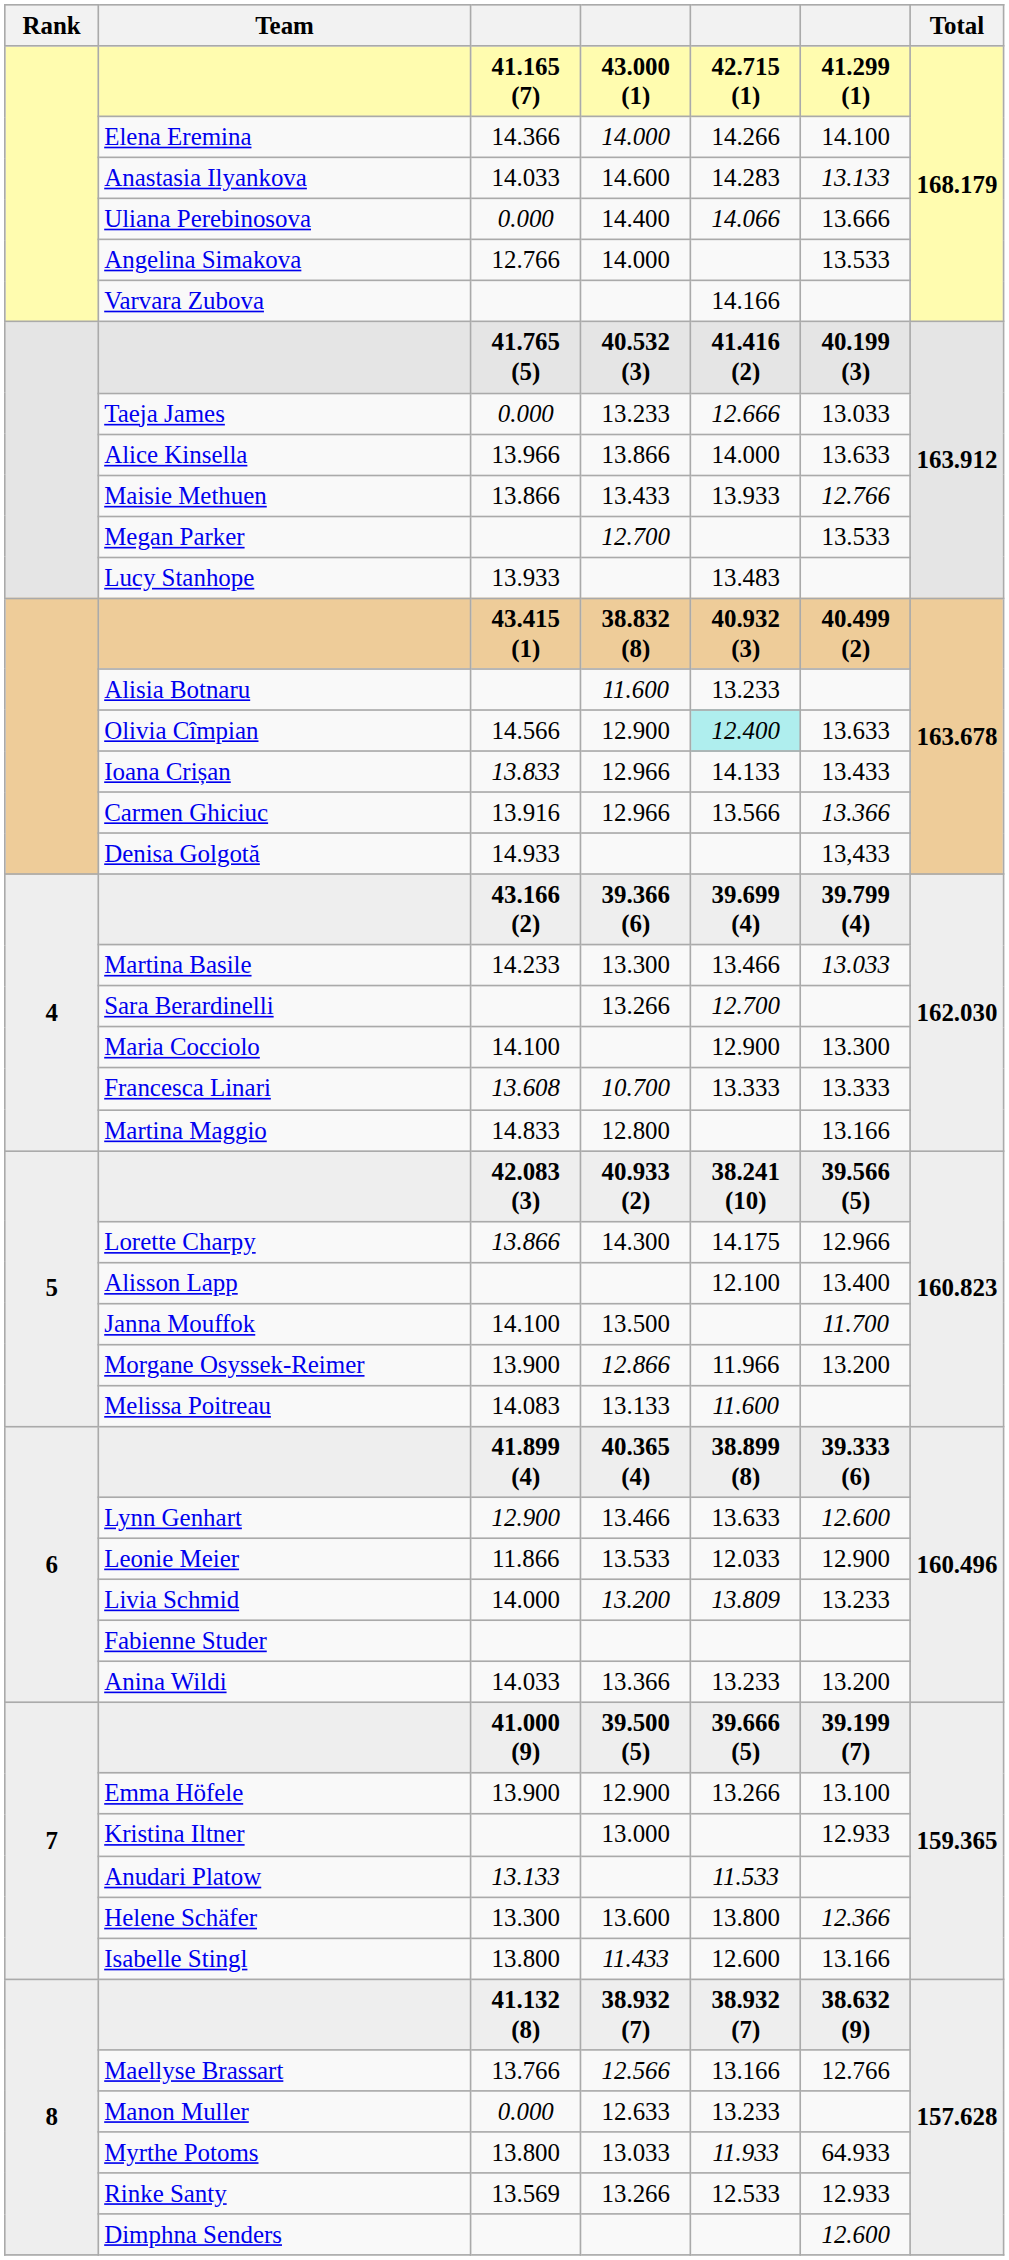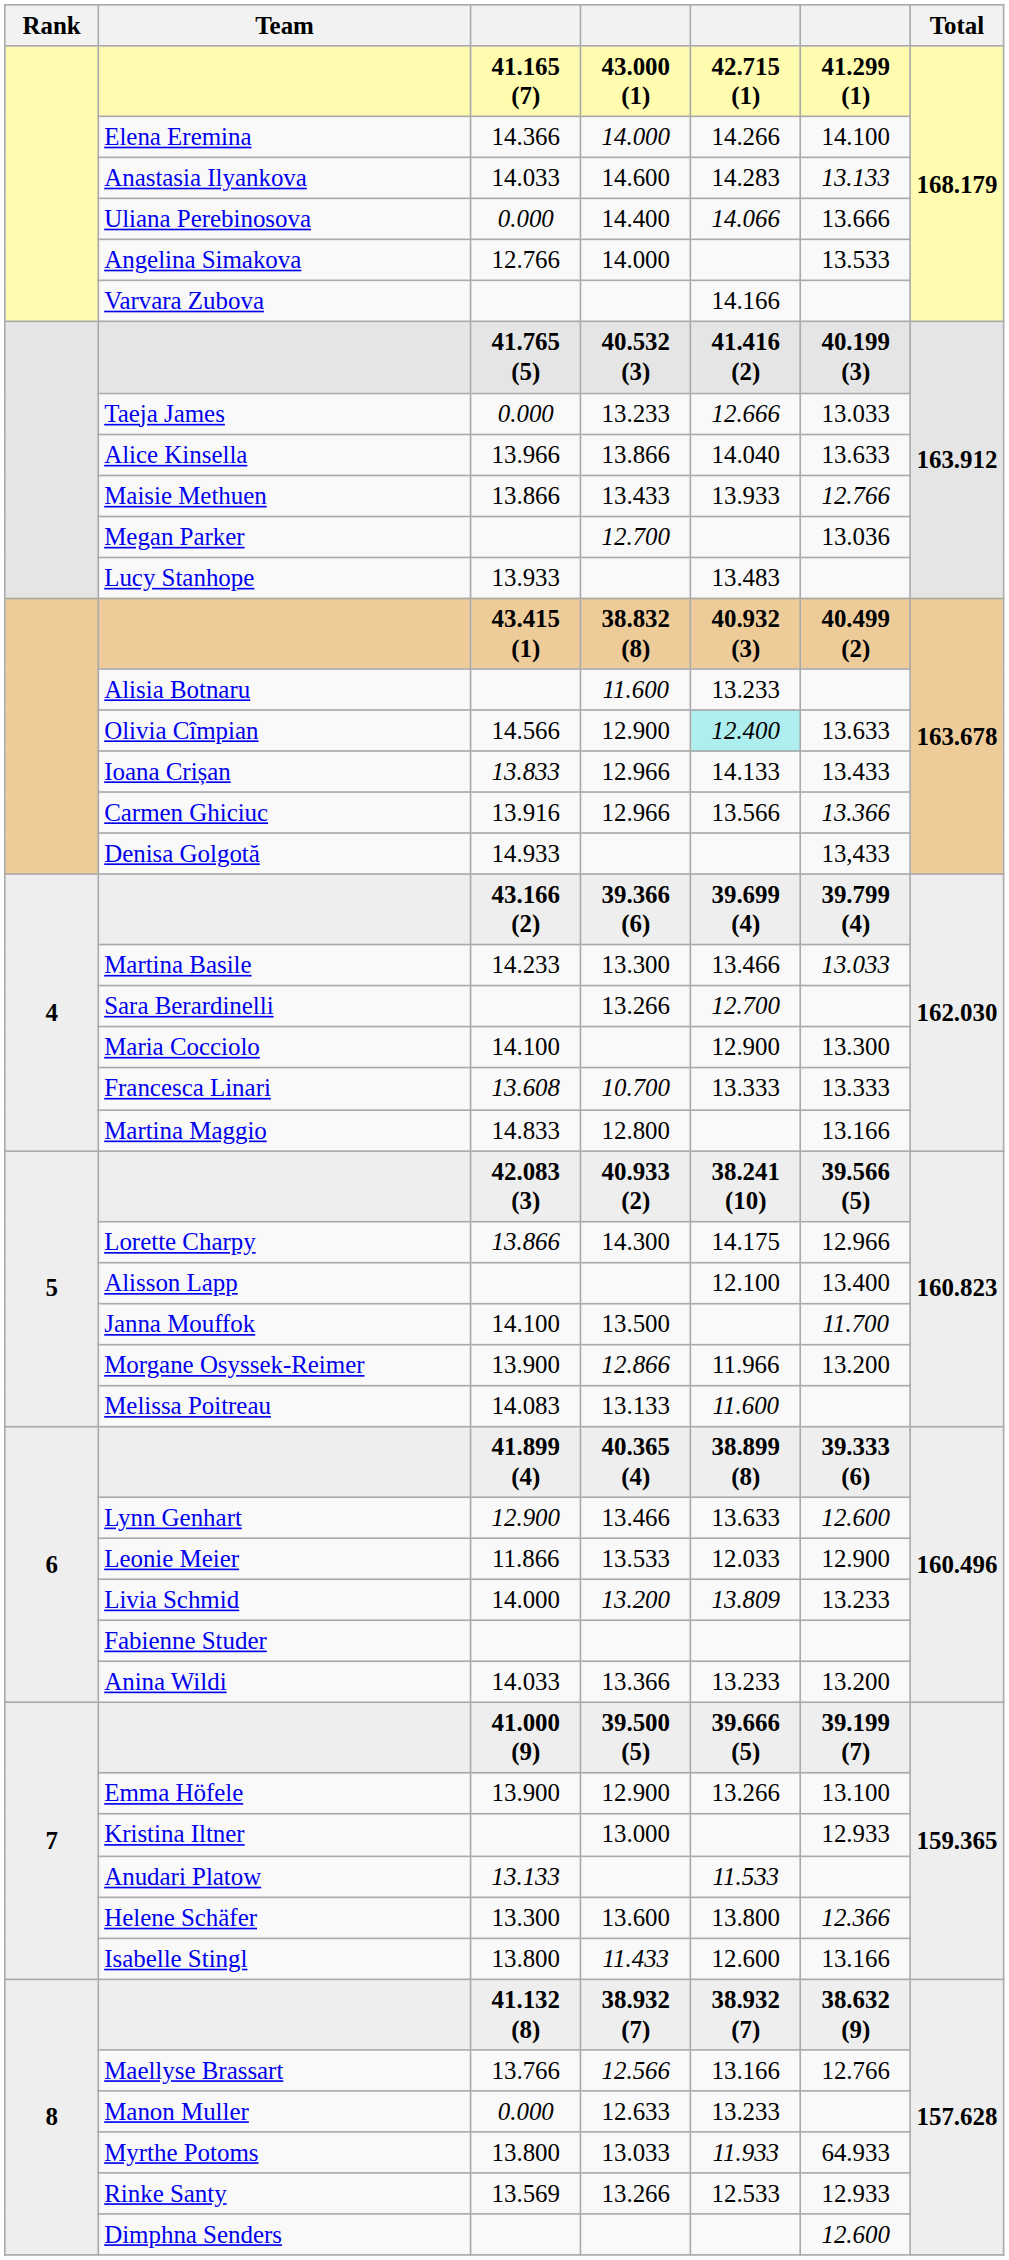(746, 454) 14.000 -> (746, 454) 14.040
(856, 536) 13.533 -> (856, 536) 13.036
